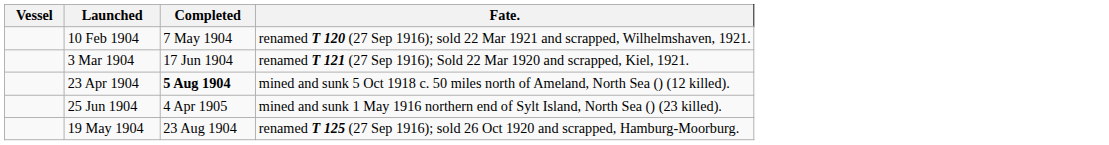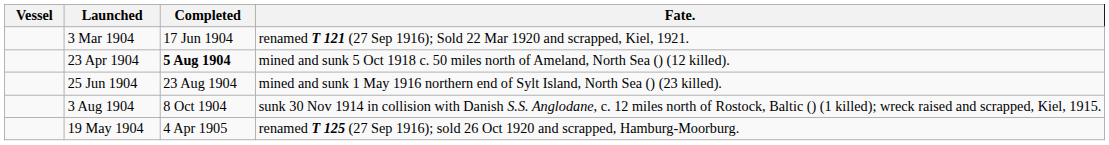- row: (103, 38)
(195, 106) 4 Apr 1905 -> (200, 83) 23 Aug 1904
+ row: (101, 106)
(200, 128) 23 Aug 1904 -> (195, 128) 4 Apr 1905
